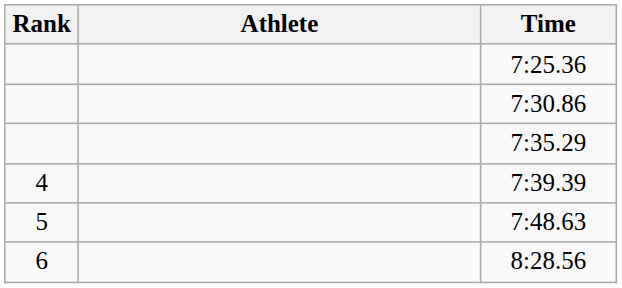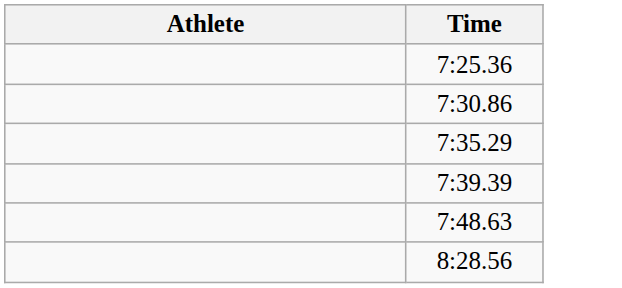- column: (42, 24)
